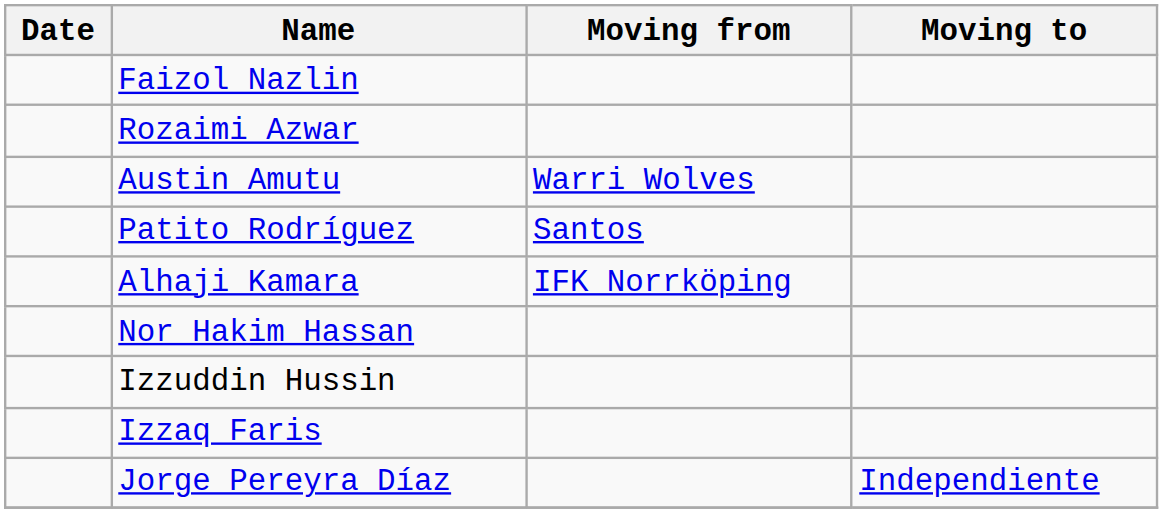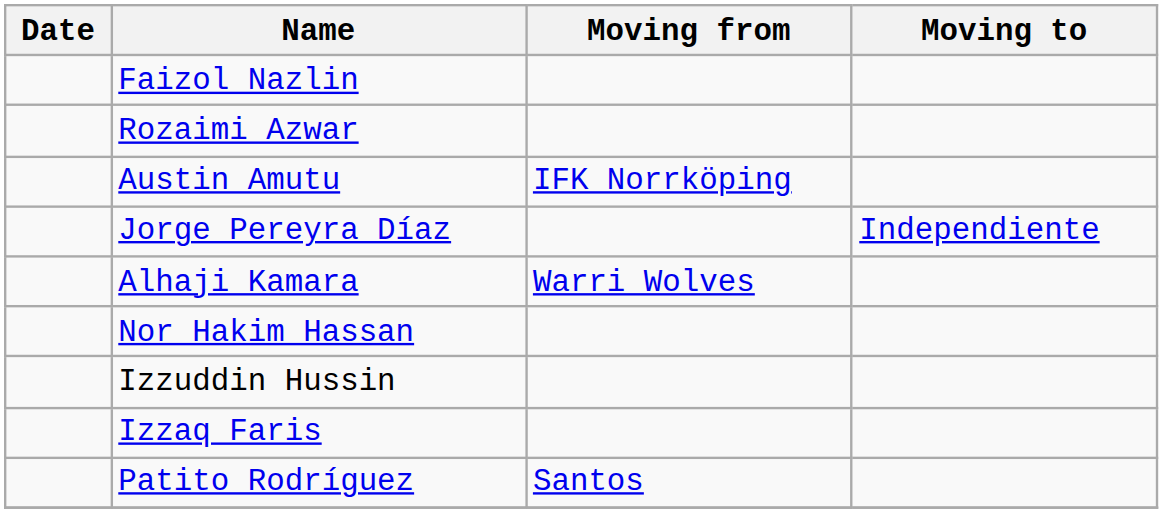(644, 181) Warri Wolves -> (662, 181) IFK Norrköping
rows swapped: (266, 231) <-> (285, 482)
(662, 281) IFK Norrköping -> (644, 281) Warri Wolves
